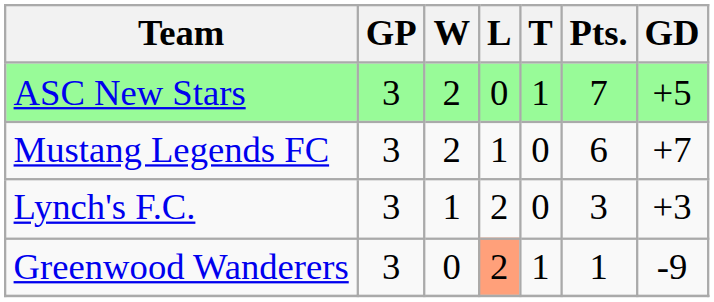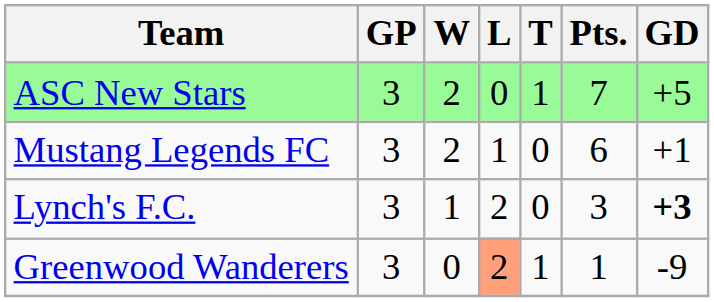(672, 149) +7 -> (672, 149) +1
(672, 207) normal -> (672, 207) bold
